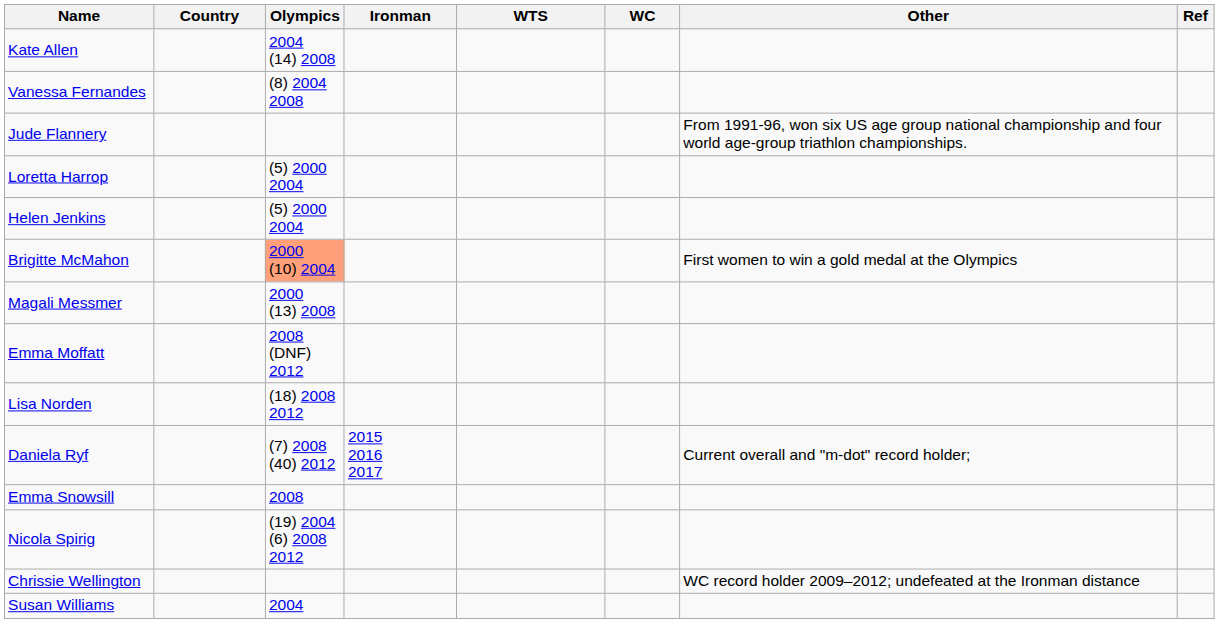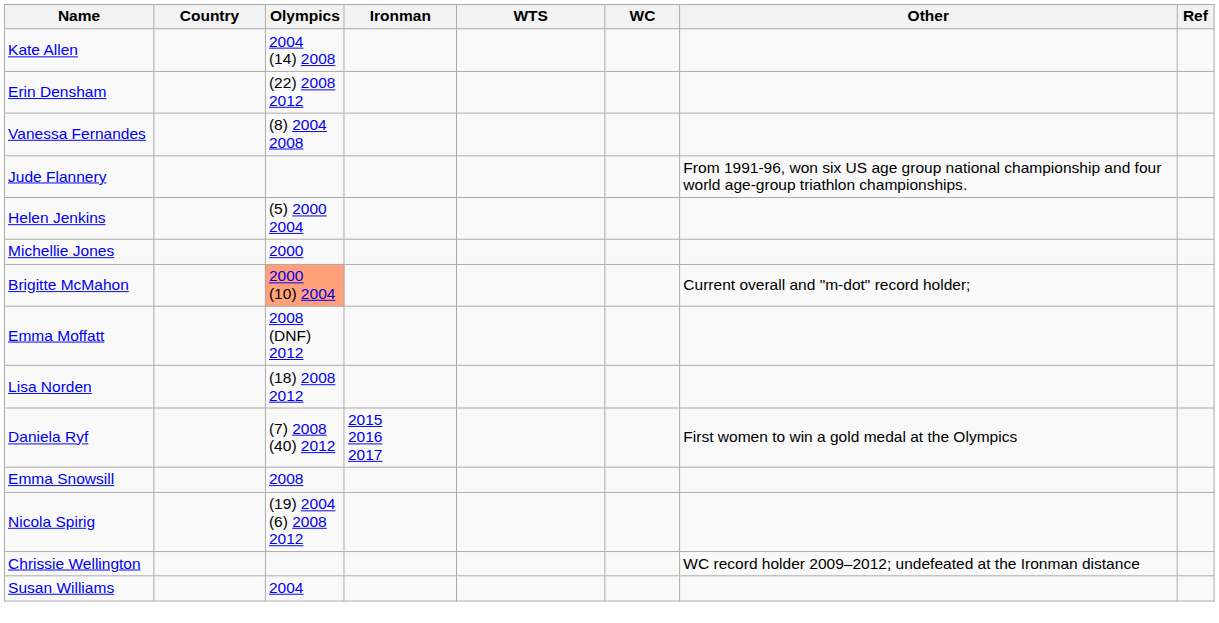+ row: (57, 92)
- row: (58, 176)
+ row: (61, 251)
(850, 260) First women to win a gold medal at the Olympics -> (827, 285) Current overall and "m-dot" record holder;
- row: (65, 302)
(827, 455) Current overall and "m-dot" record holder; -> (850, 437) First women to win a gold medal at the Olympics
